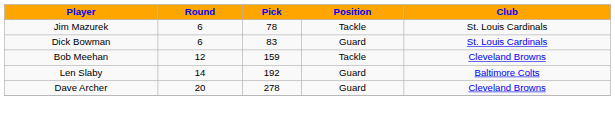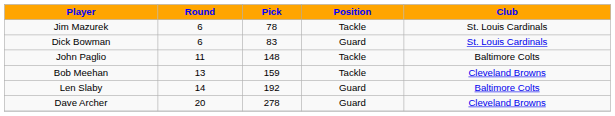+ row: (81, 57)
(200, 57) 12 -> (200, 73) 13
